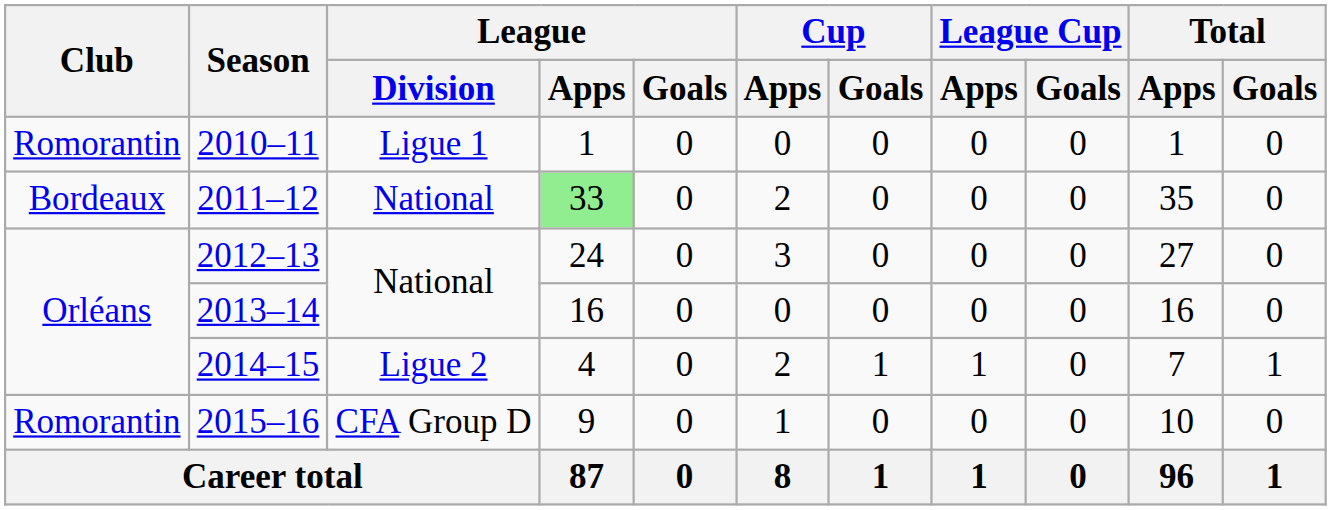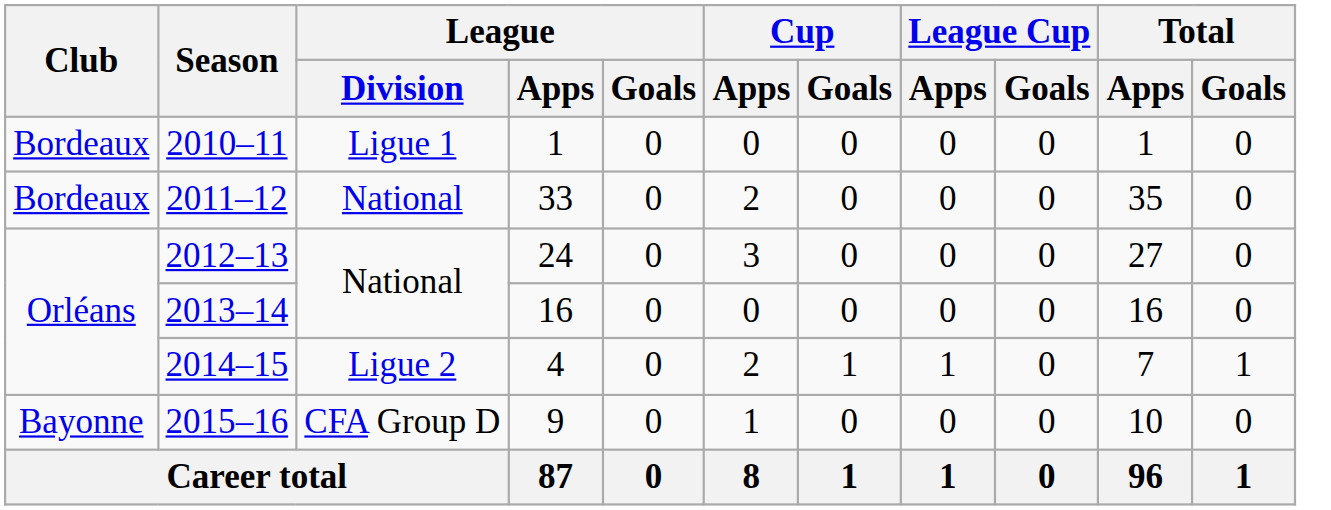(97, 143) Romorantin -> (81, 143) Bordeaux
(587, 198) lightgreen background -> (555, 198) no background
(97, 421) Romorantin -> (81, 421) Bayonne
